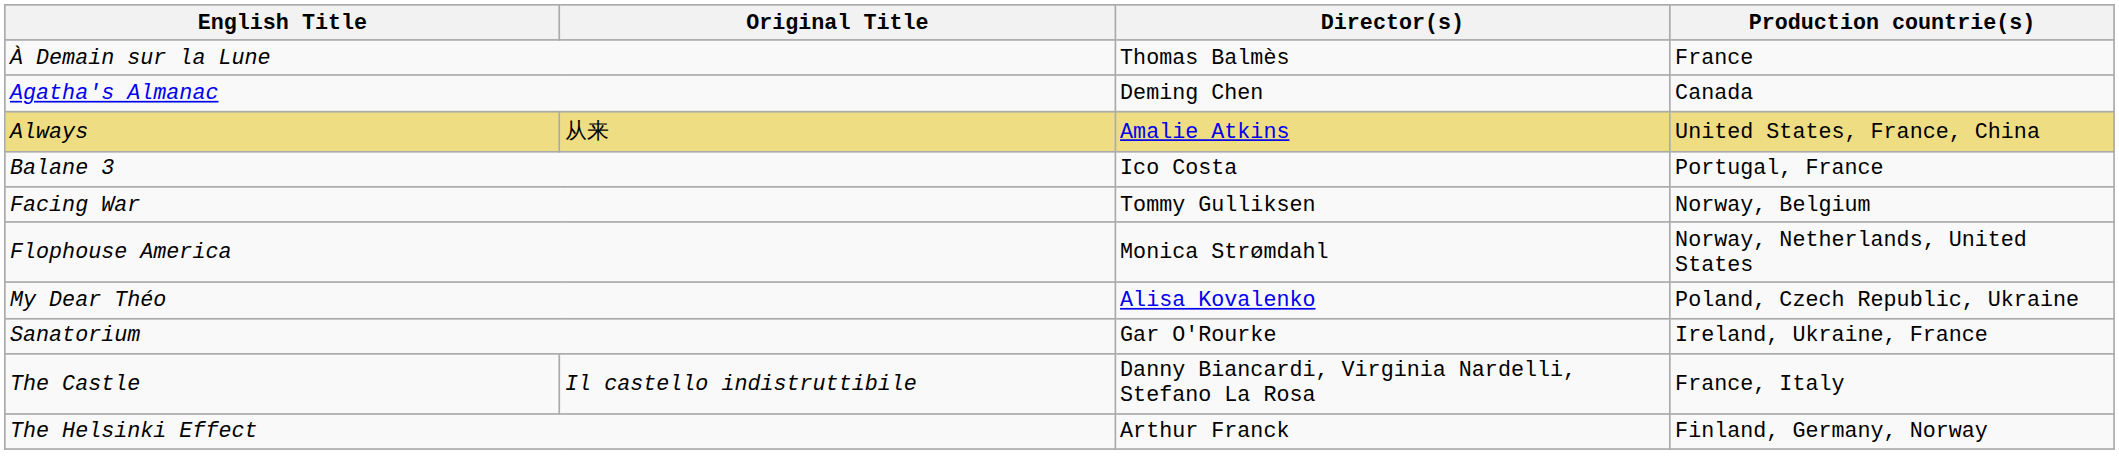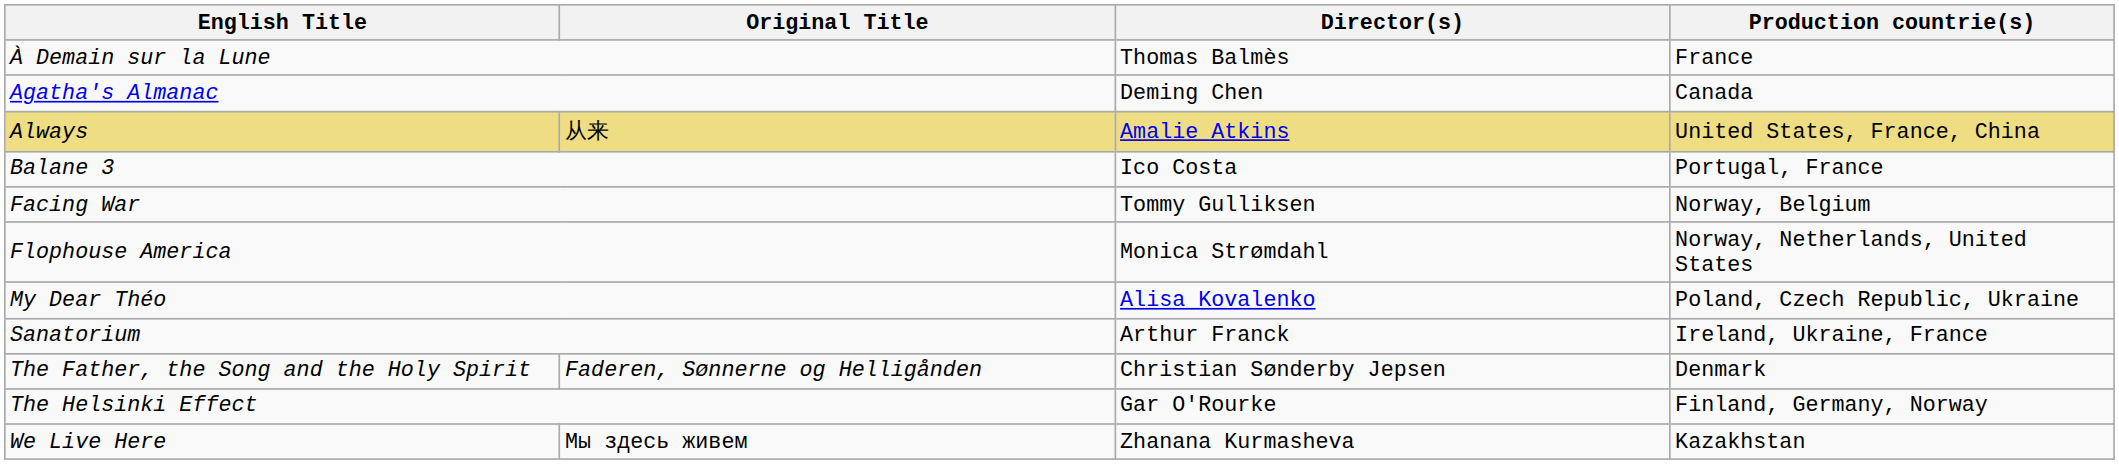(1198, 336) Gar O'Rourke -> (1205, 336) Arthur Franck
- row: (75, 384)
+ row: (271, 371)
(1205, 431) Arthur Franck -> (1198, 406) Gar O'Rourke
+ row: (88, 442)
